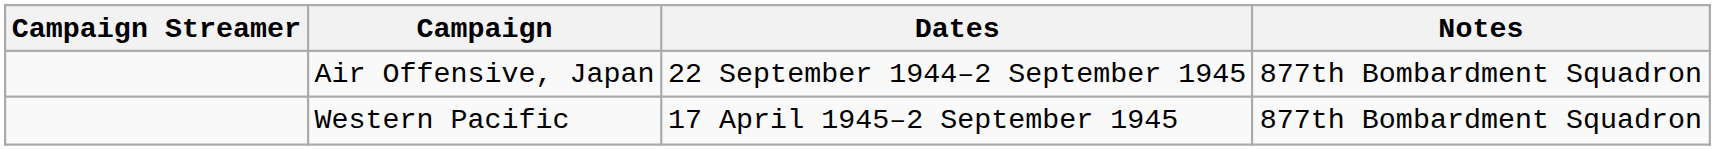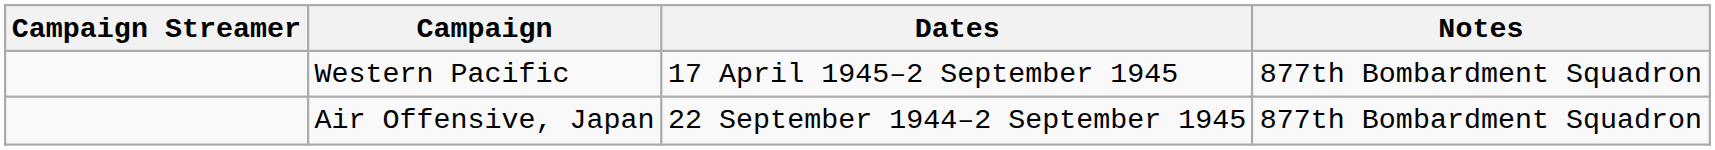rows swapped: (485, 74) <-> (442, 121)
